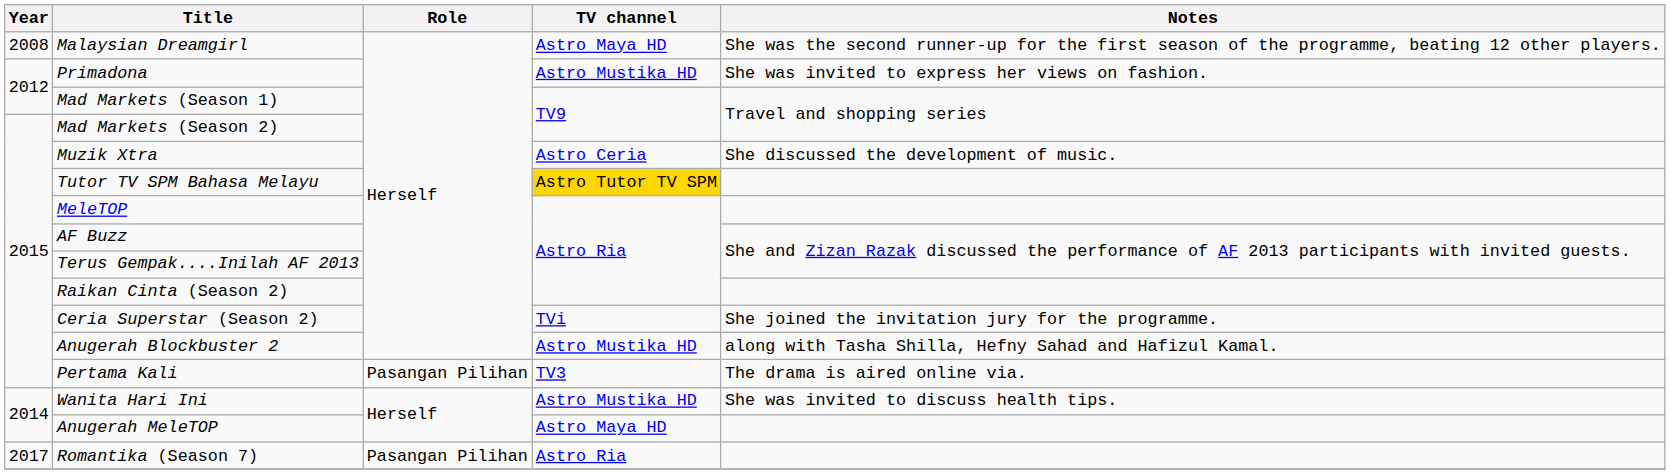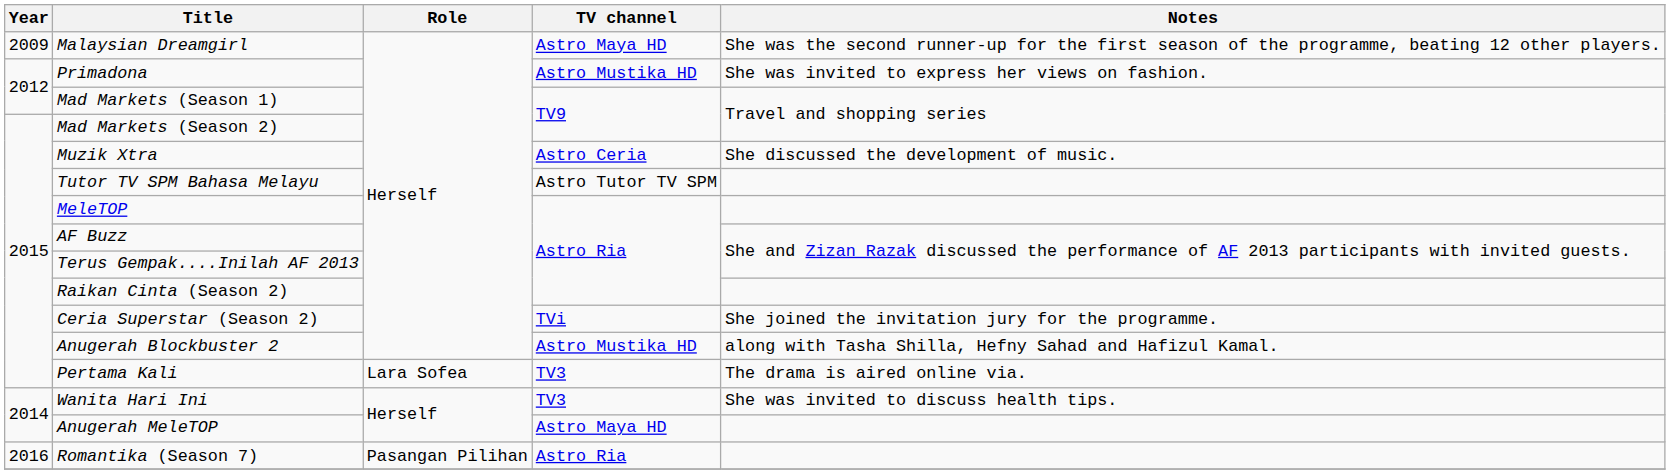(29, 46) 2008 -> (29, 46) 2009
(626, 182) gold background -> (626, 182) no background
(447, 374) Pasangan Pilihan -> (417, 374) Lara Sofea
(616, 401) Astro Mustika HD -> (551, 401) TV3
(29, 456) 2017 -> (29, 456) 2016
